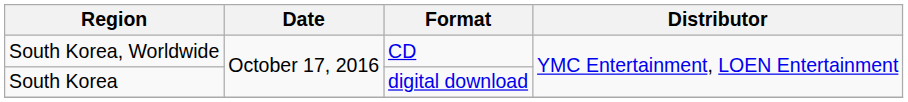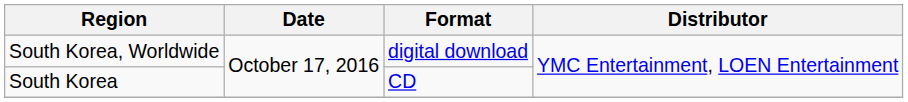(402, 50) CD -> (458, 50) digital download
(458, 81) digital download -> (402, 81) CD
